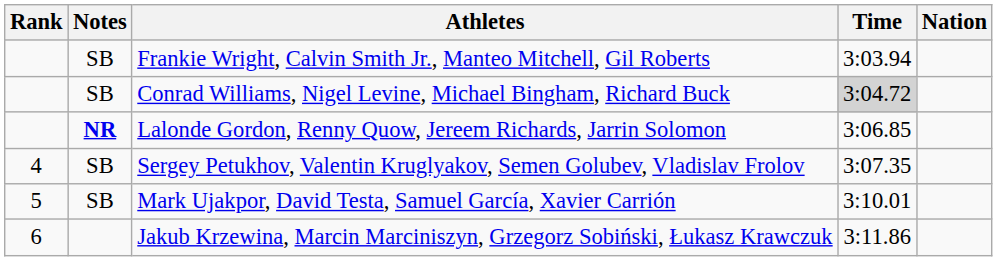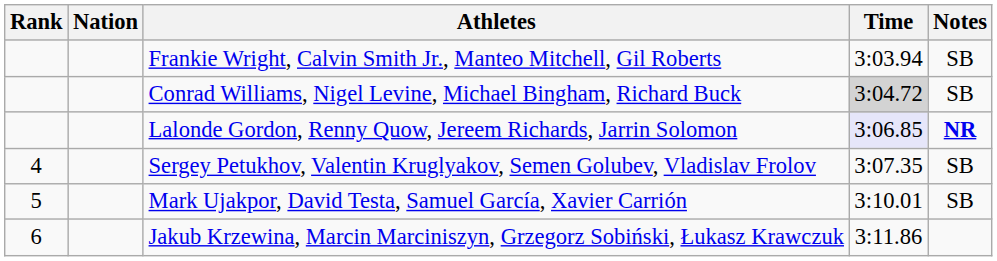columns swapped: (954, 22) <-> (100, 22)
(877, 129) no background -> (889, 129) lavender background
